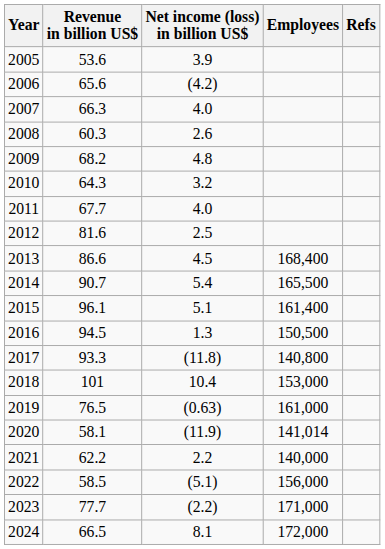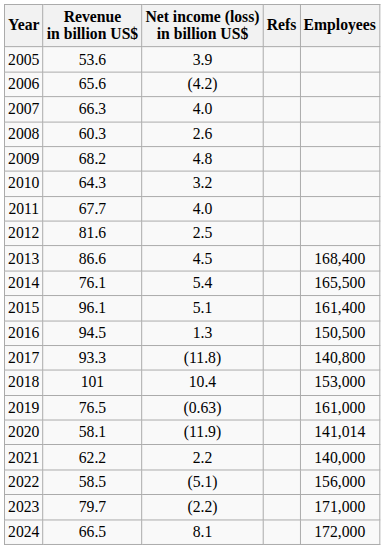columns swapped: (303, 25) <-> (361, 25)
(92, 283) 90.7 -> (92, 283) 76.1
(92, 507) 77.7 -> (92, 507) 79.7
